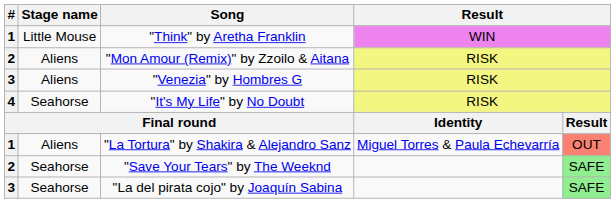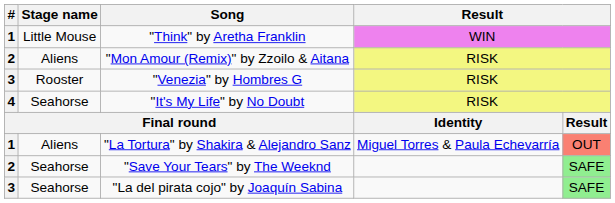(60, 79) Aliens -> (60, 79) Rooster
